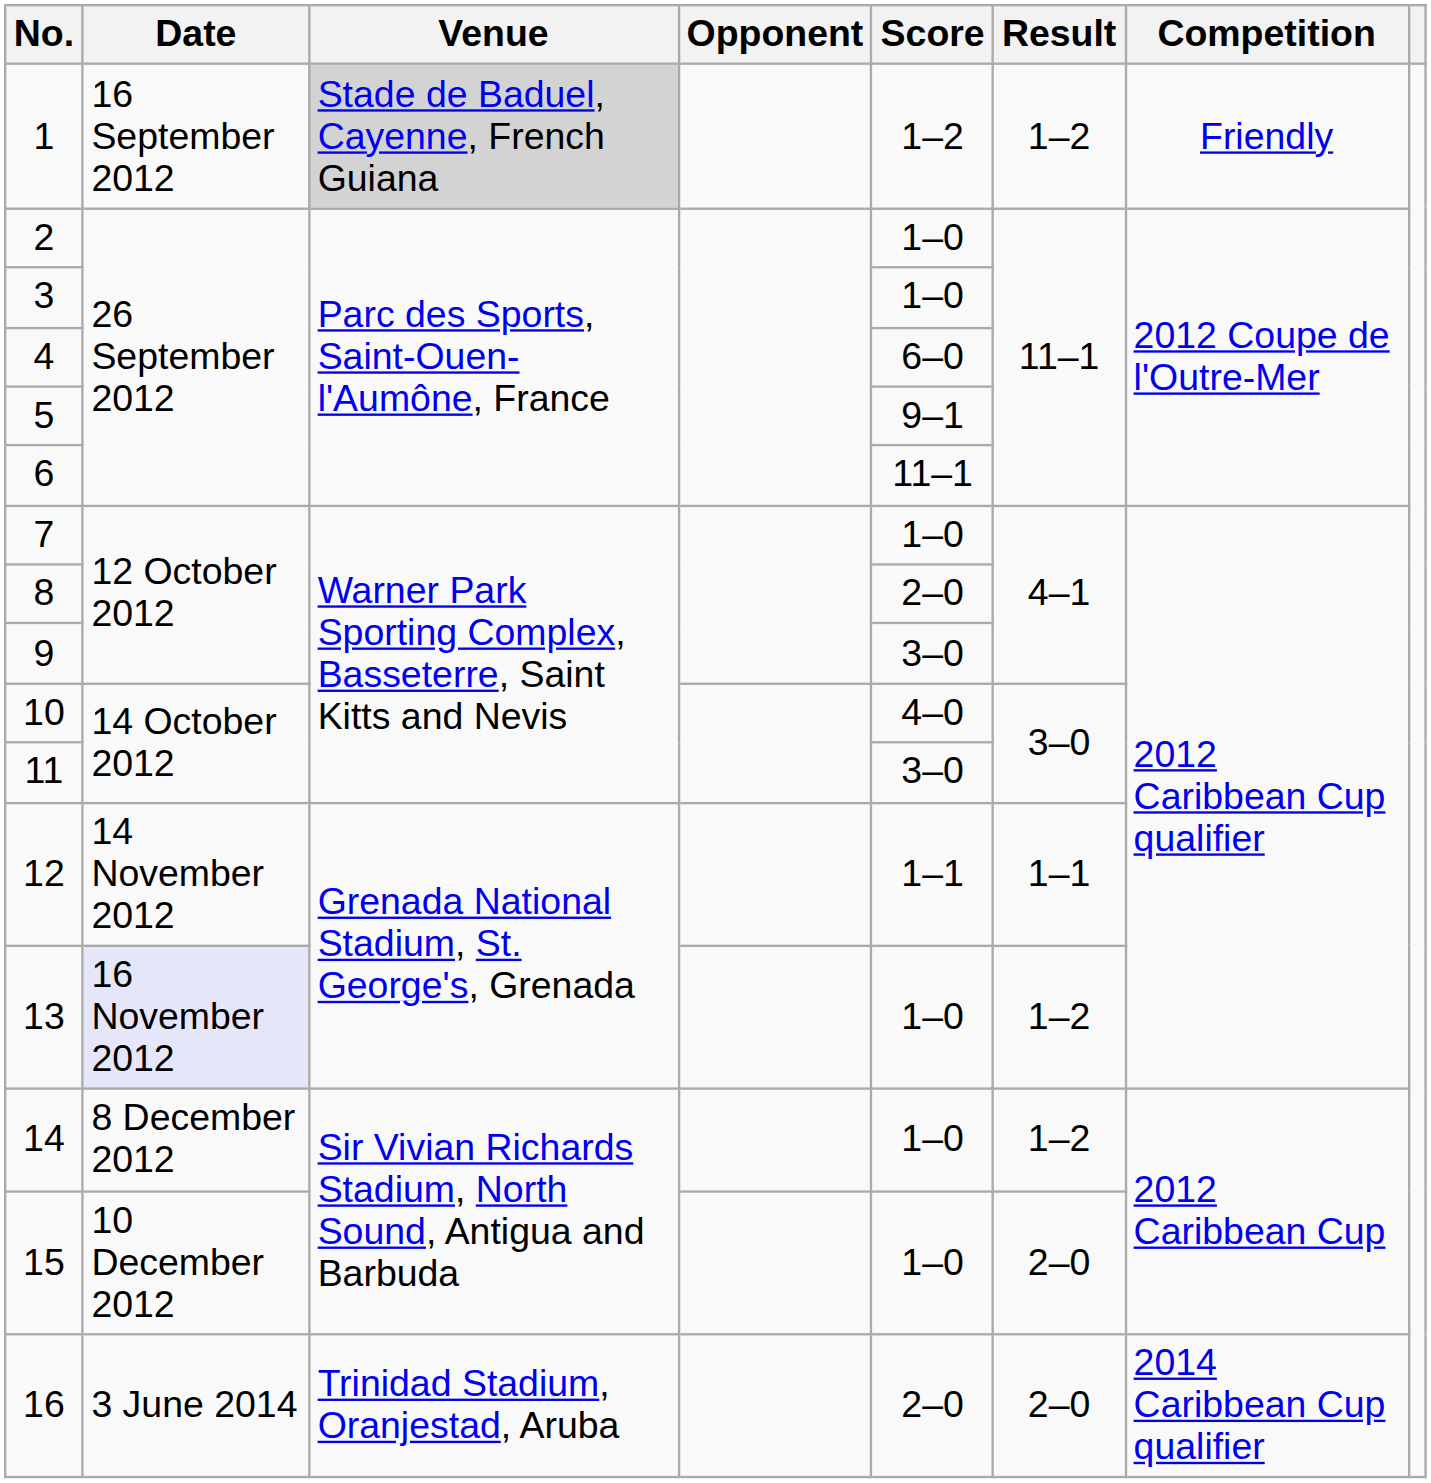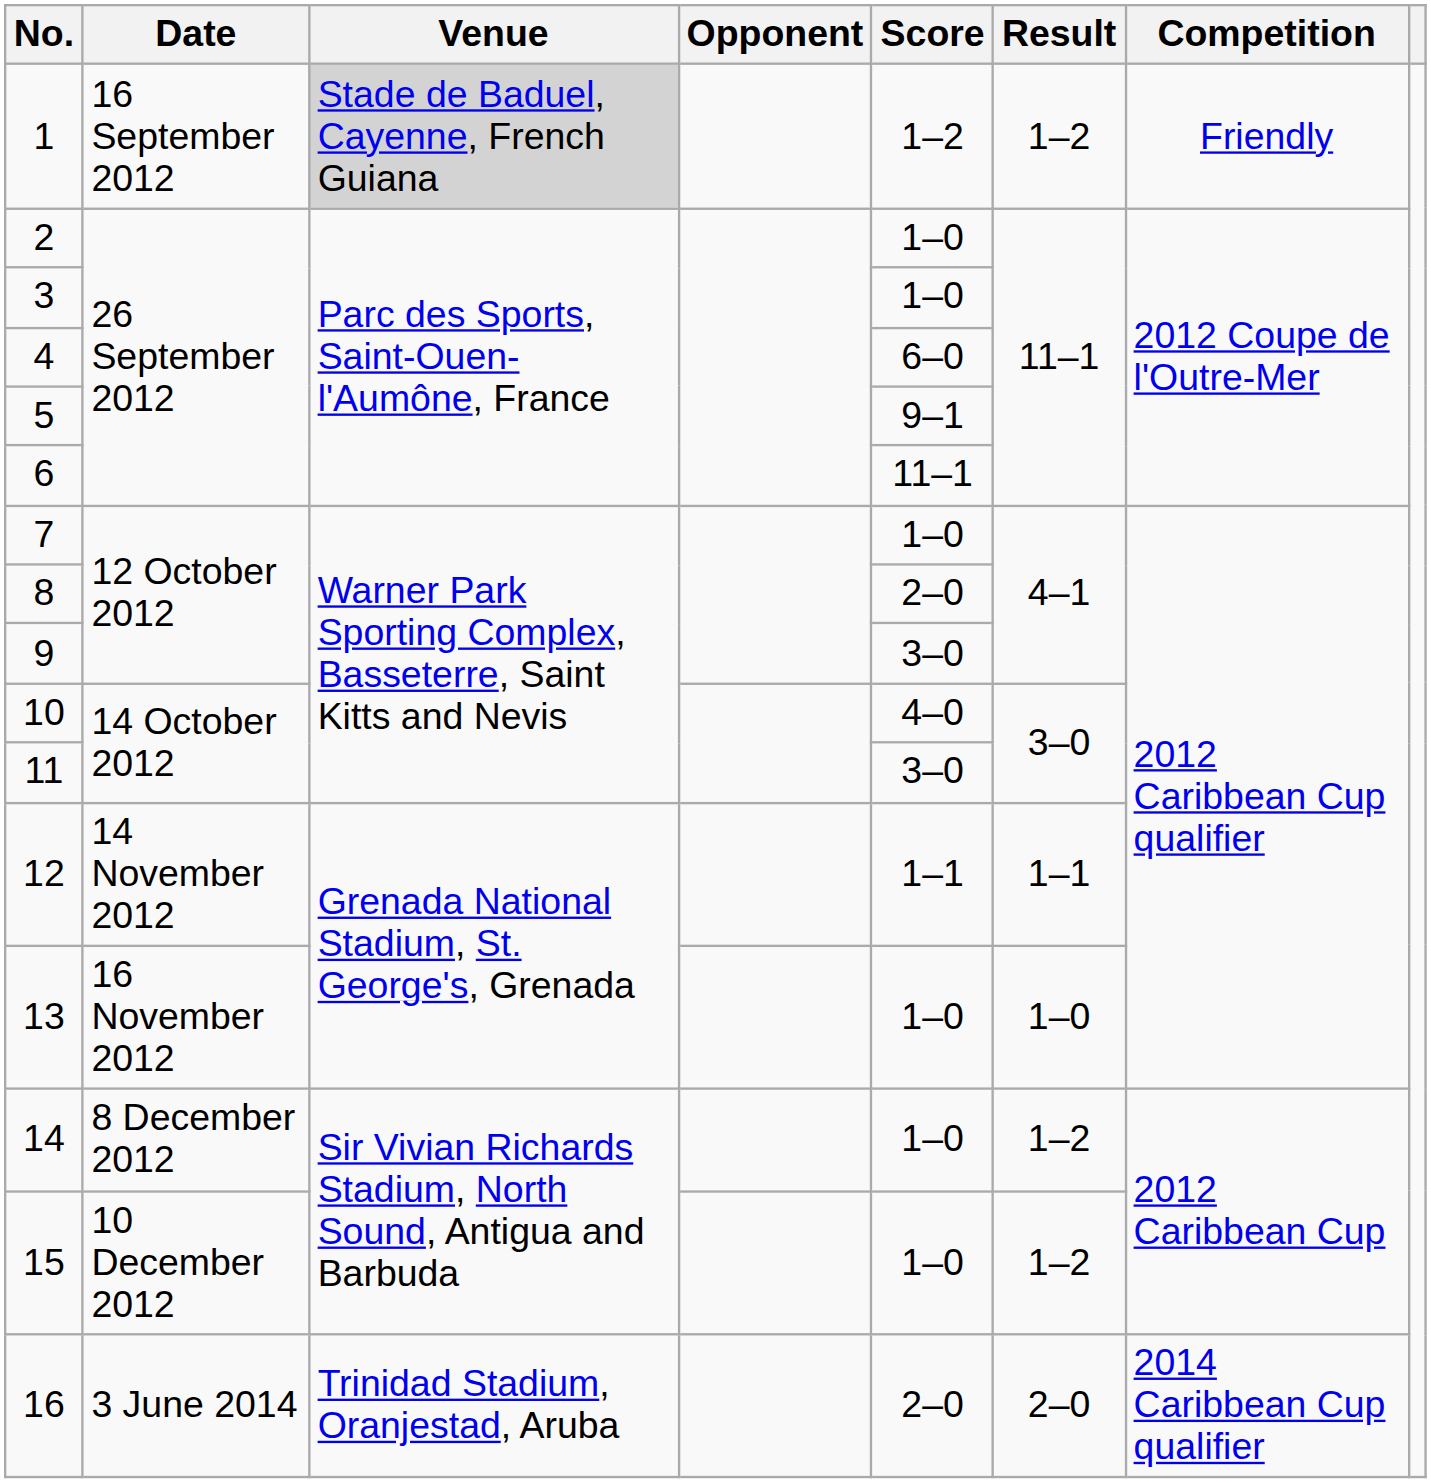(178, 1016) lavender background -> (178, 1016) no background
(1059, 1016) 1–2 -> (1059, 1016) 1–0
(1059, 1261) 2–0 -> (1059, 1261) 1–2
